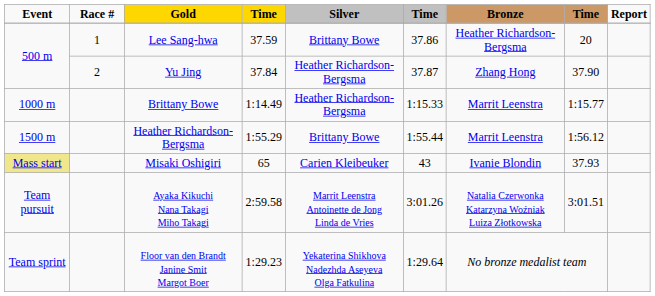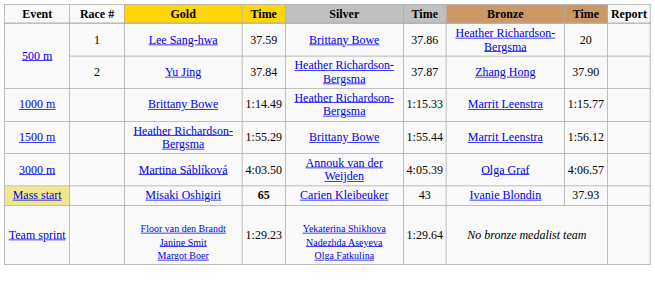+ row: (183, 169)
(264, 163) normal -> (264, 195) bold
- row: (183, 209)
